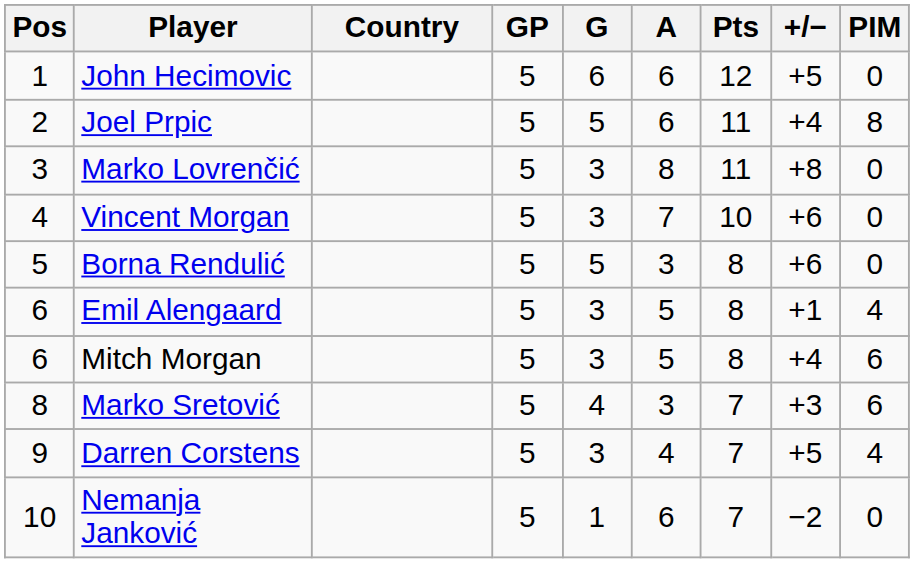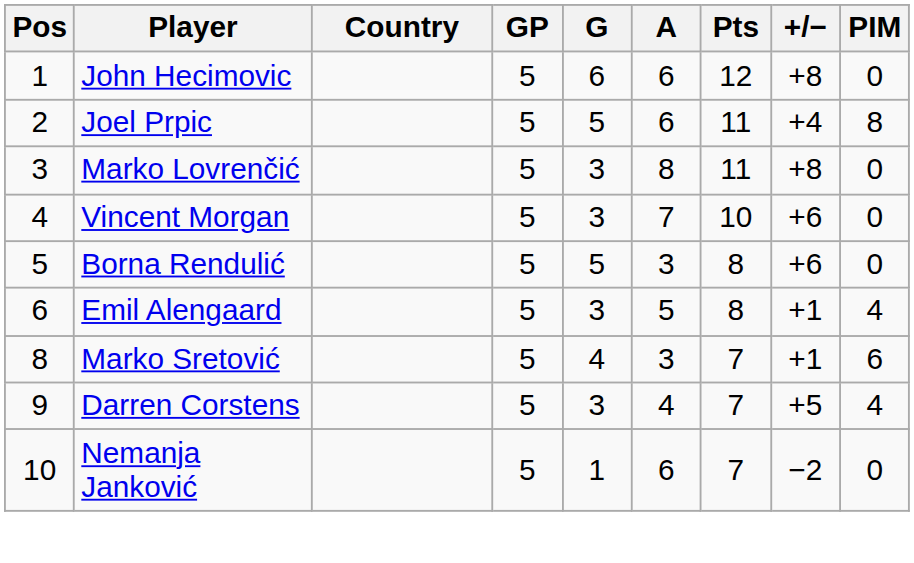(805, 75) +5 -> (805, 75) +8
- row: (171, 358)
(805, 405) +3 -> (805, 358) +1
